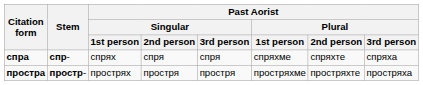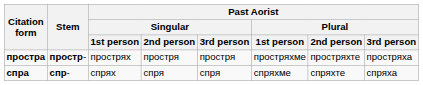rows swapped: (18, 57) <-> (26, 73)
